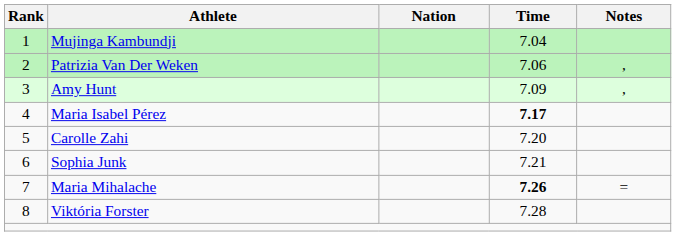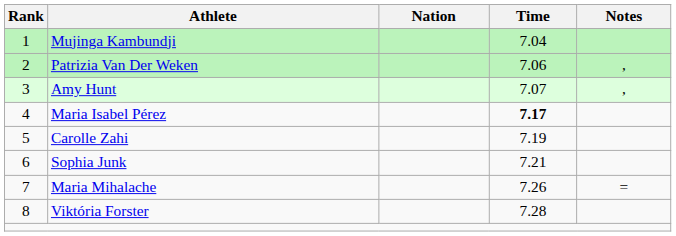(533, 89) 7.09 -> (533, 89) 7.07
(533, 138) 7.20 -> (533, 138) 7.19
(533, 187) bold -> (533, 187) normal
